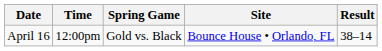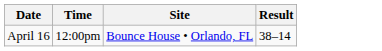- column: (144, 15)
